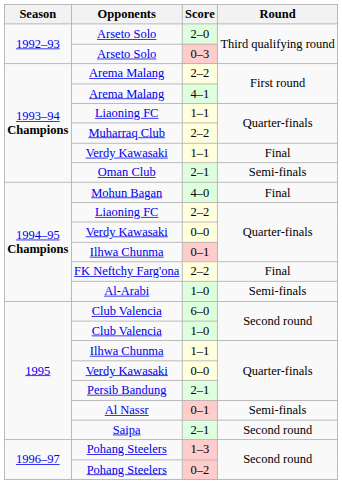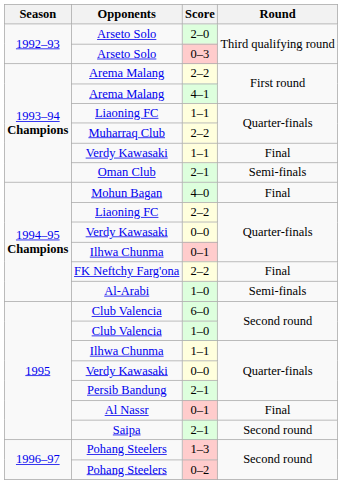(278, 410) Semi-finals -> (278, 410) Final
